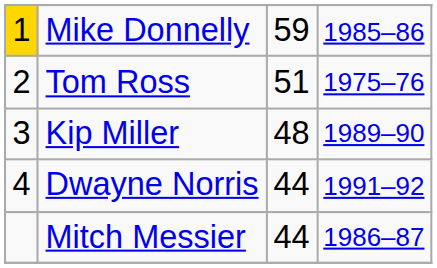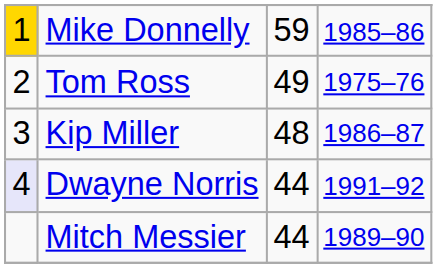(292, 81) 51 -> (292, 81) 49
(374, 134) 1989–90 -> (374, 134) 1986–87
(22, 184) no background -> (22, 184) lavender background
(374, 237) 1986–87 -> (374, 237) 1989–90
